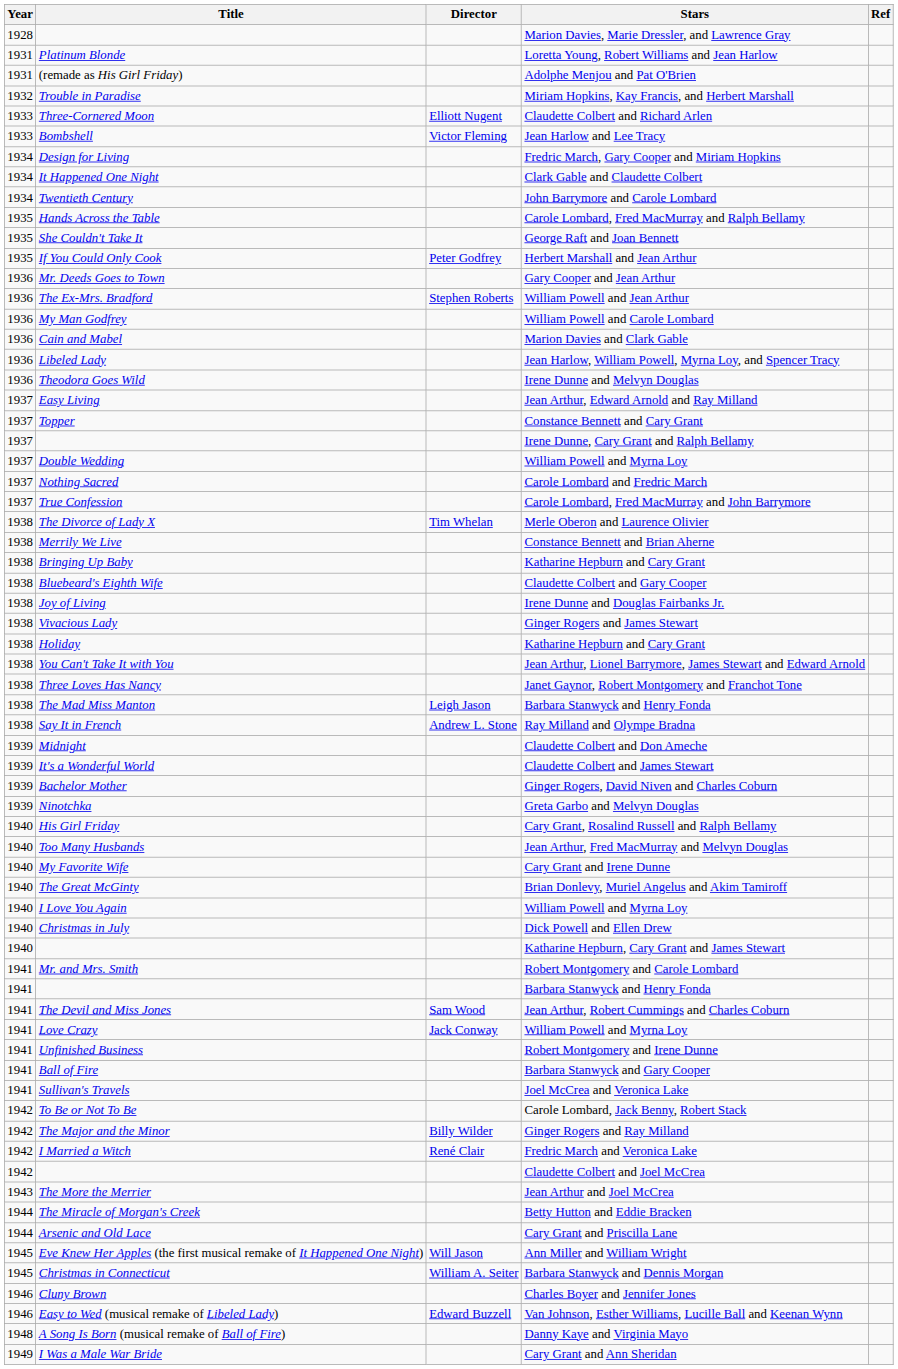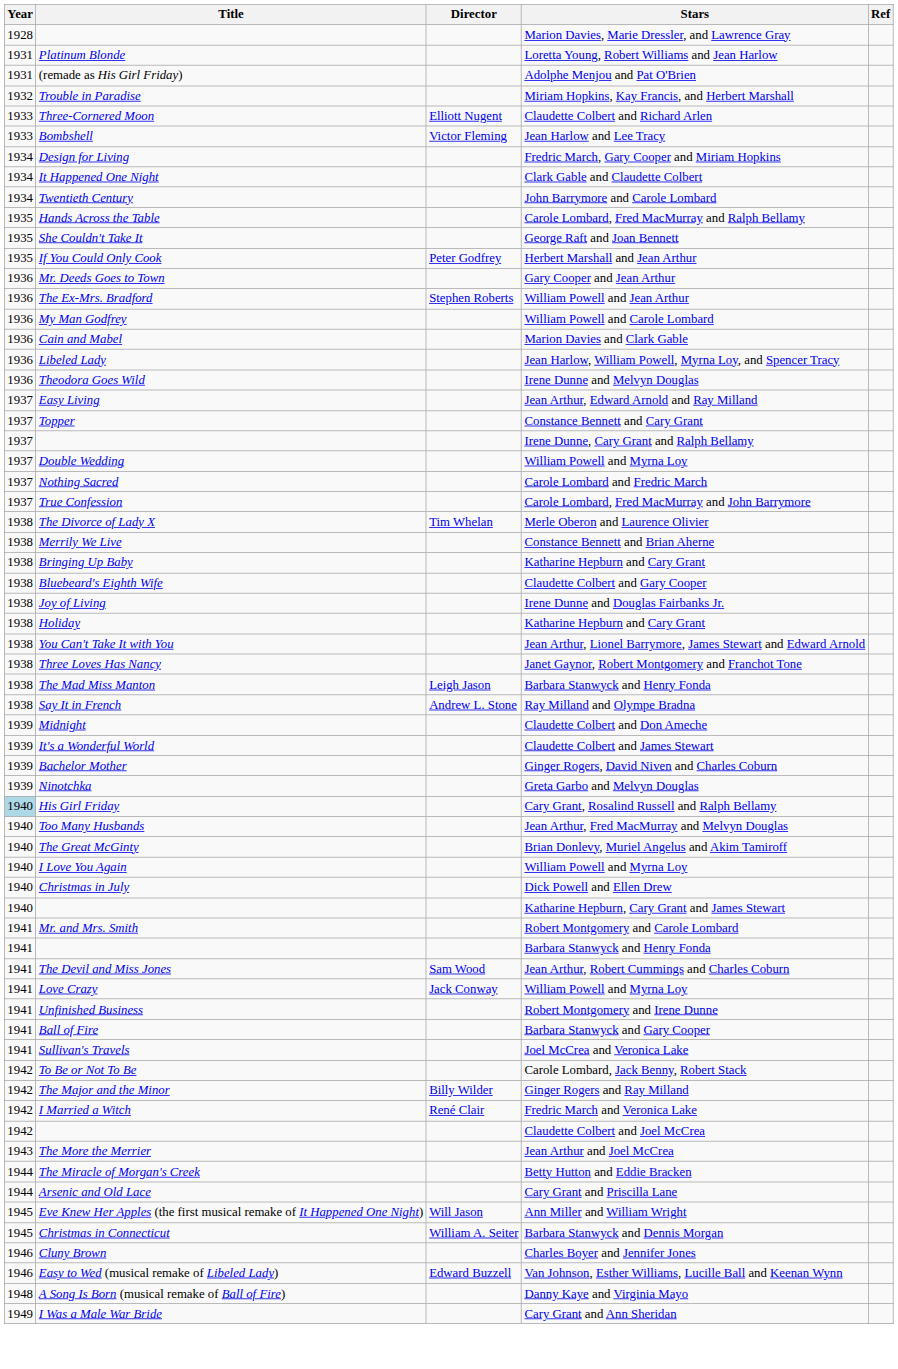- row: (78, 623)
(20, 826) no background -> (20, 806) lightblue background
- row: (84, 867)
